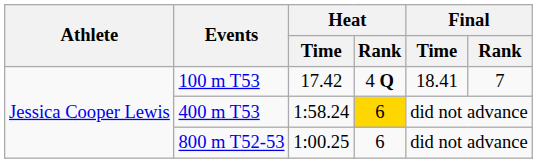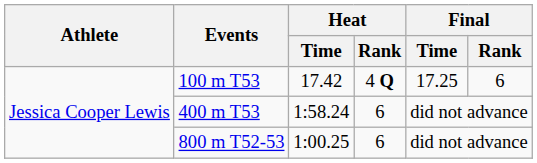(437, 81) 18.41 -> (437, 81) 17.25
(500, 81) 7 -> (500, 81) 6
(380, 112) gold background -> (380, 112) no background
